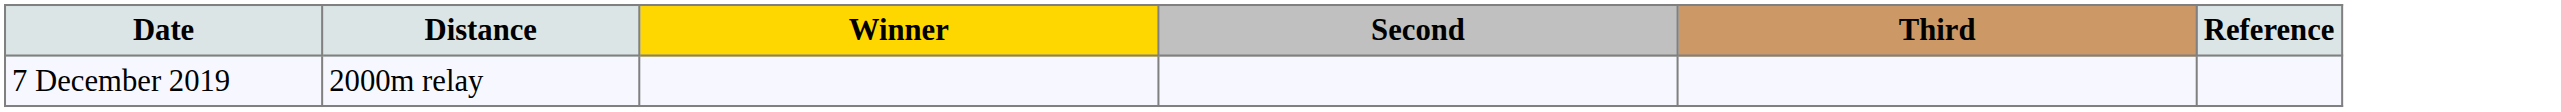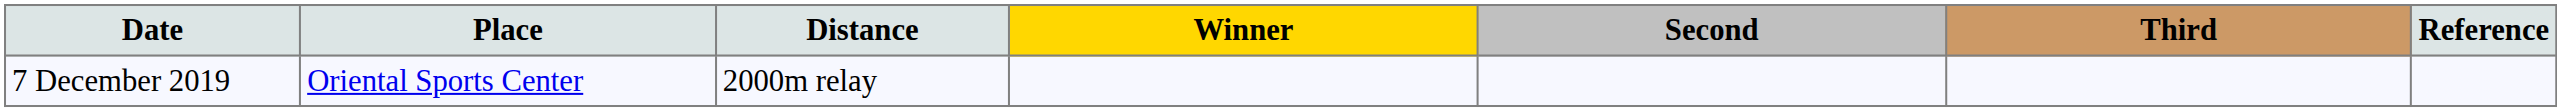+ column: (508, 29)
